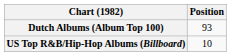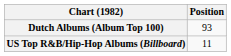(207, 43) 10 -> (207, 43) 11
